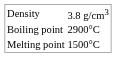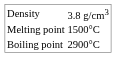rows swapped: (36, 44) <-> (35, 30)
